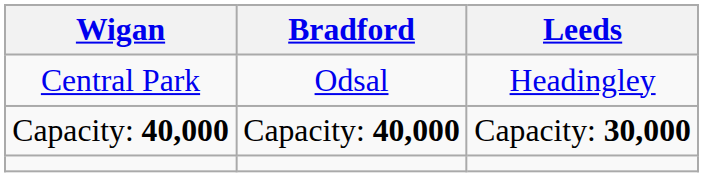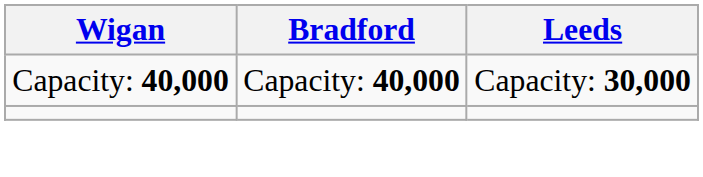- row: (120, 79)
